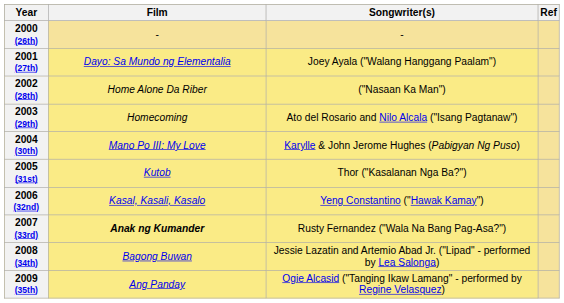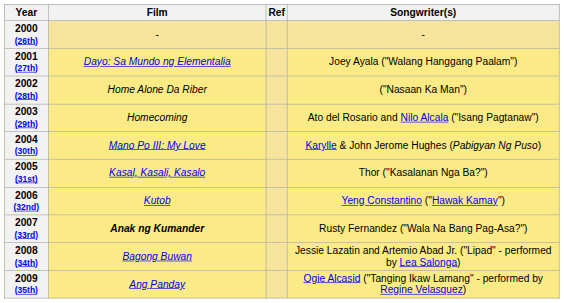columns swapped: (402, 12) <-> (549, 12)
(157, 173) Kutob -> (157, 173) Kasal, Kasali, Kasalo
(157, 201) Kasal, Kasali, Kasalo -> (157, 201) Kutob
